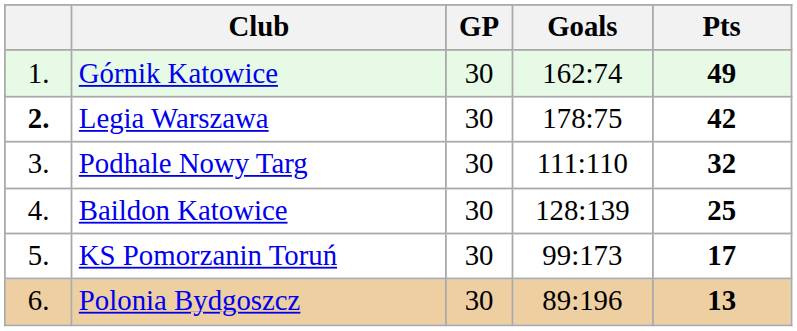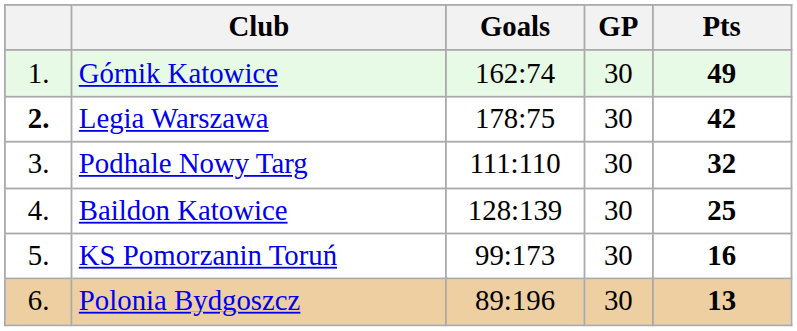columns swapped: (479, 27) <-> (582, 27)
(722, 255) 17 -> (722, 255) 16
